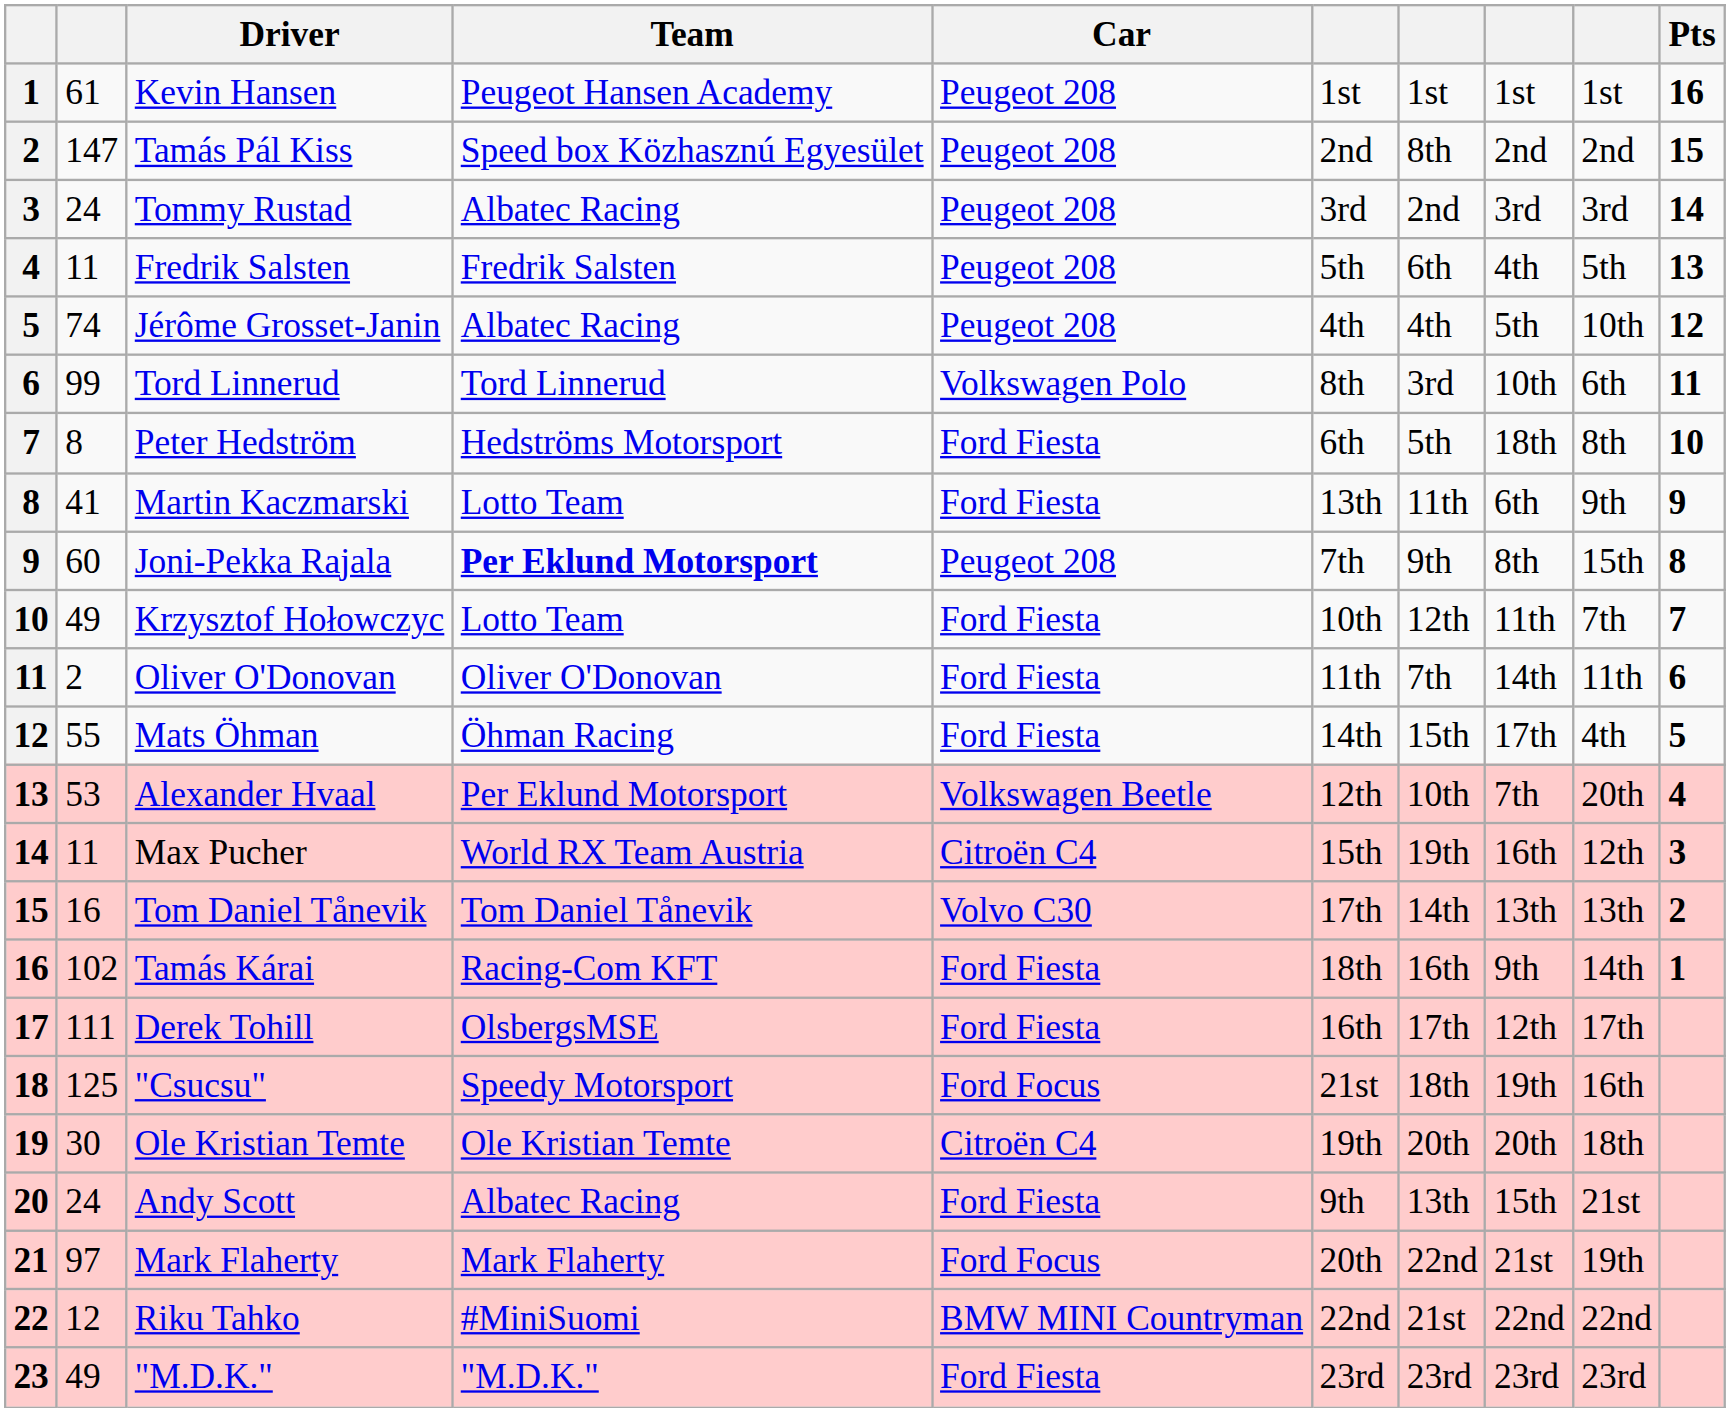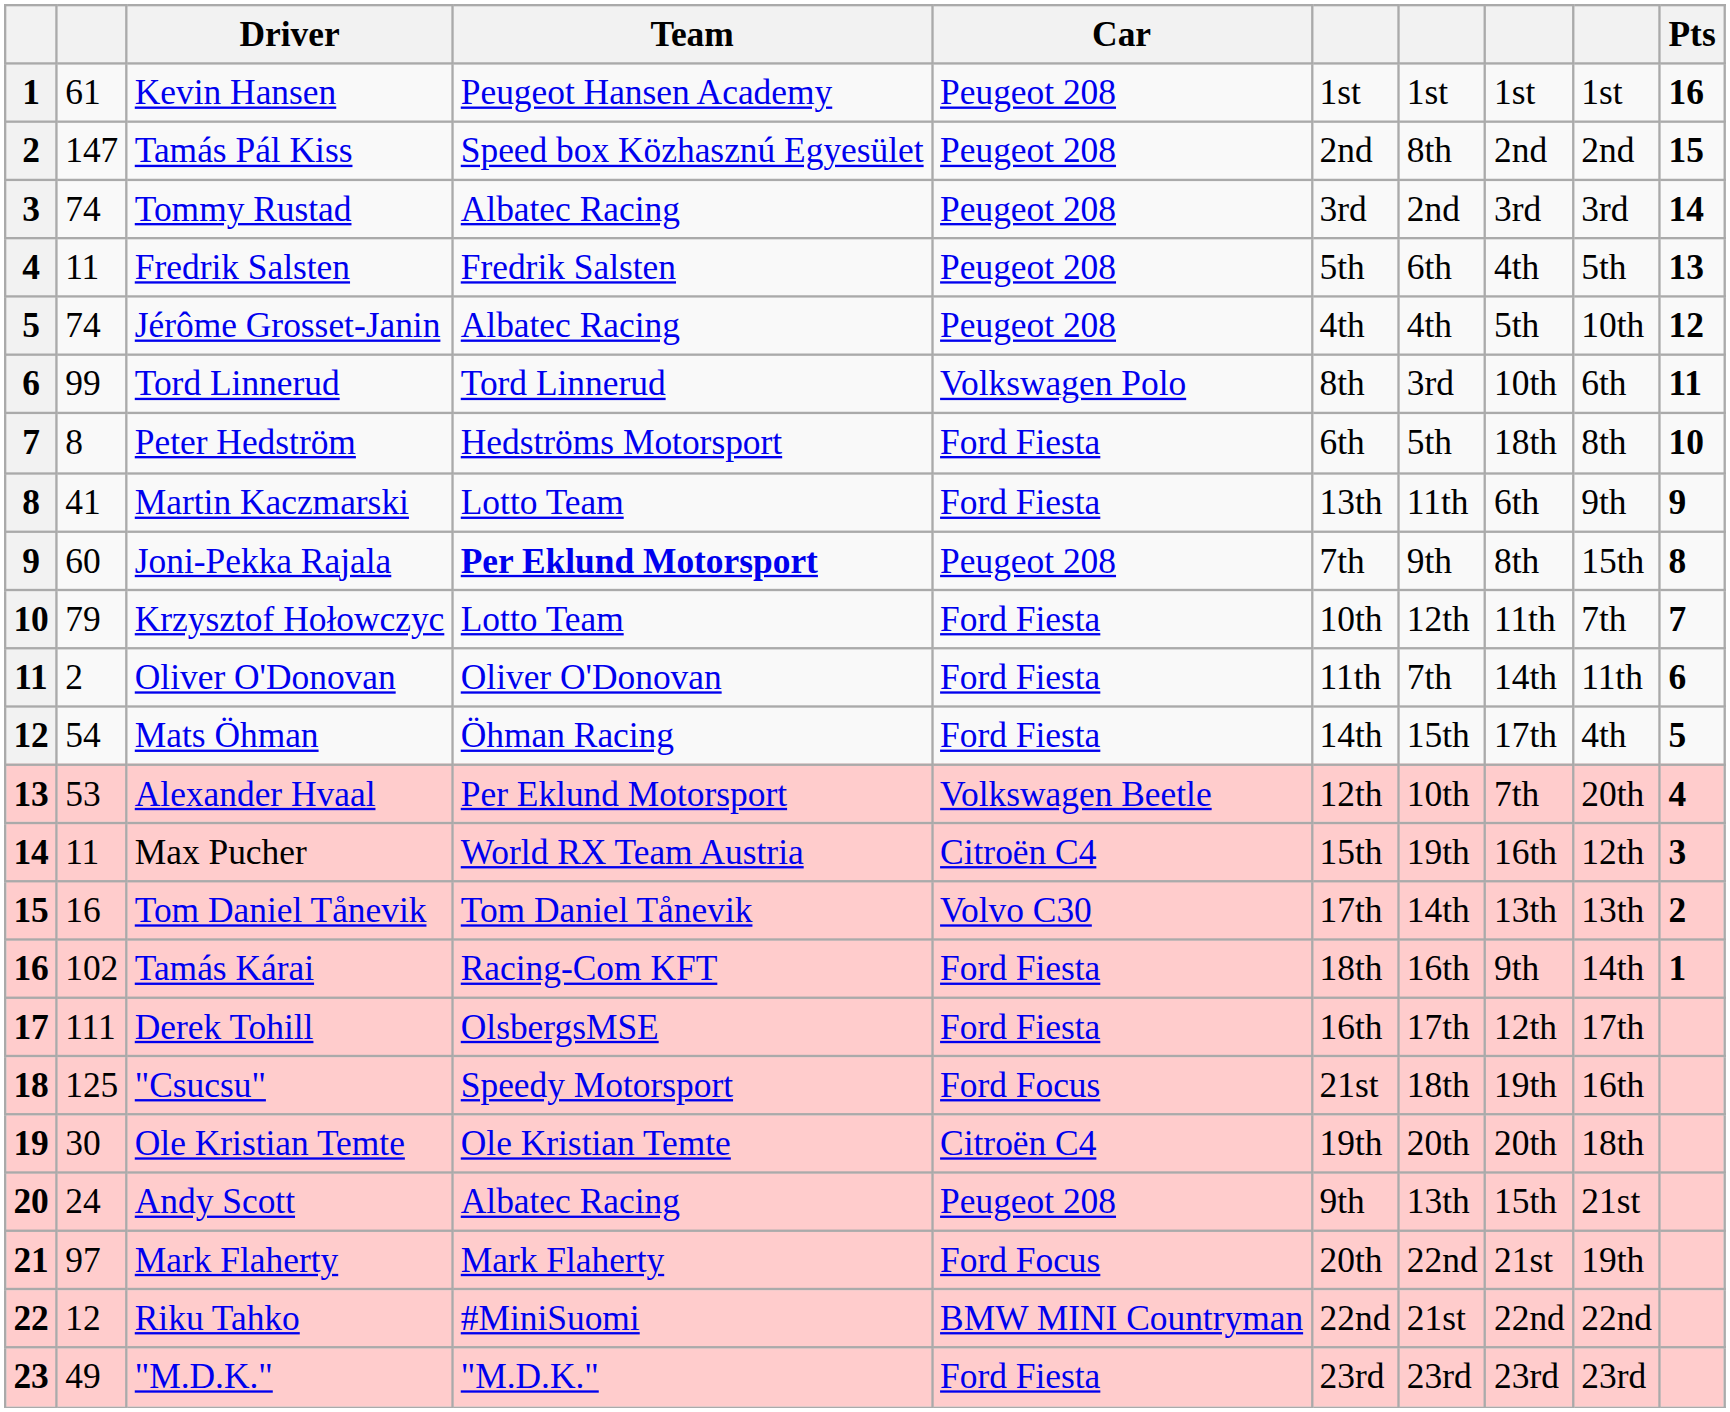(83, 209) 24 -> (83, 209) 74
(83, 617) 49 -> (83, 617) 79
(83, 734) 55 -> (83, 734) 54
(1020, 1201) Ford Fiesta -> (1028, 1201) Peugeot 208
